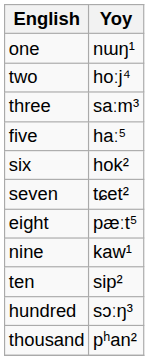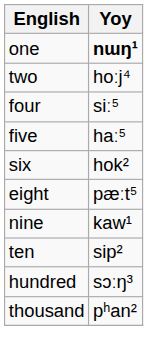(114, 48) normal -> (116, 48) bold
- row: (30, 106)
+ row: (25, 106)
- row: (33, 194)
